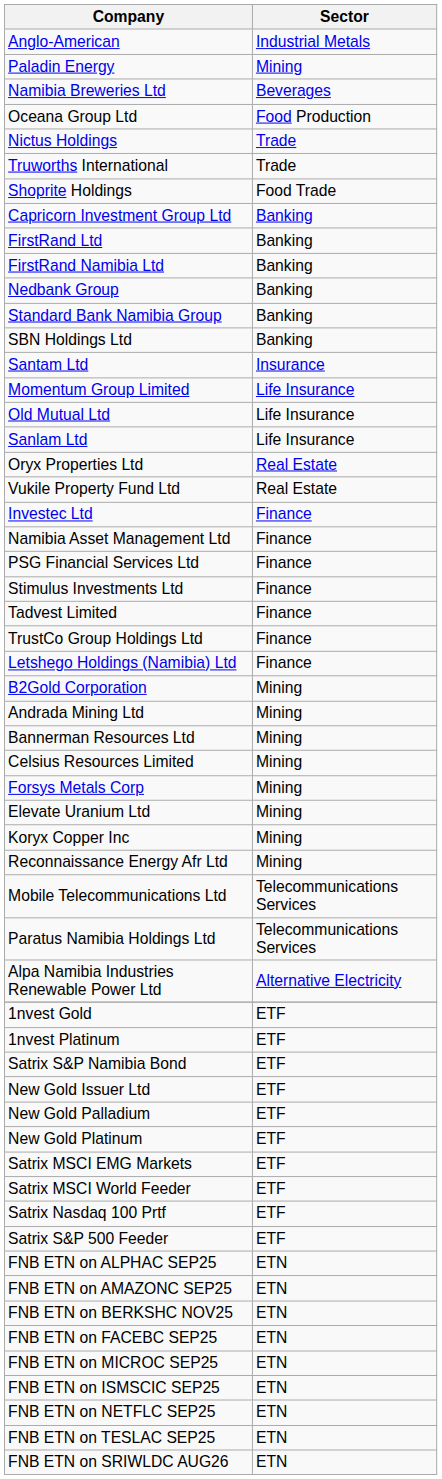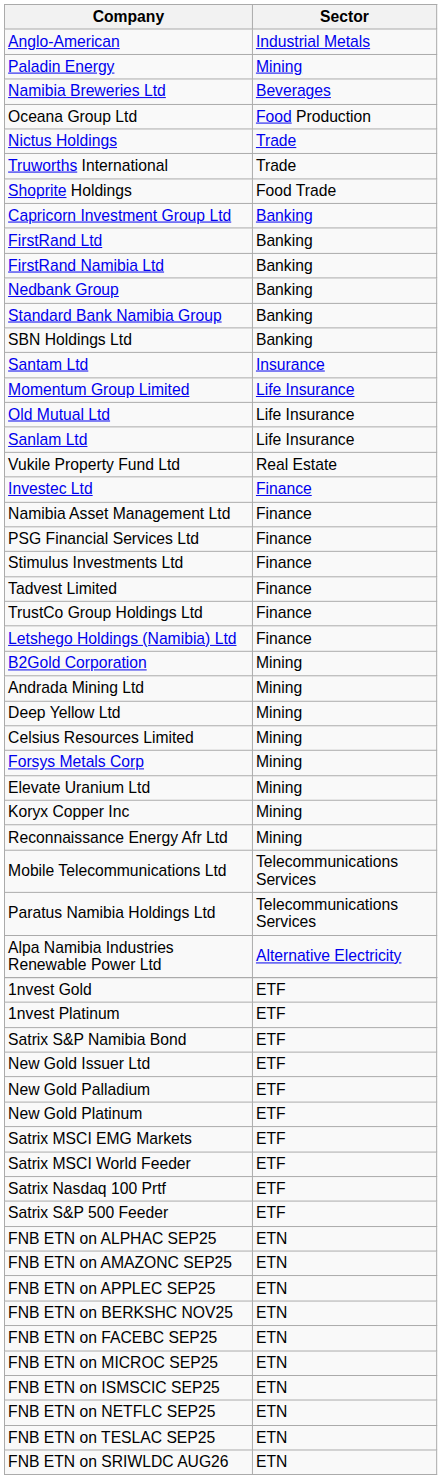- row: (76, 464)
- row: (101, 738)
+ row: (64, 713)
+ row: (112, 1288)
